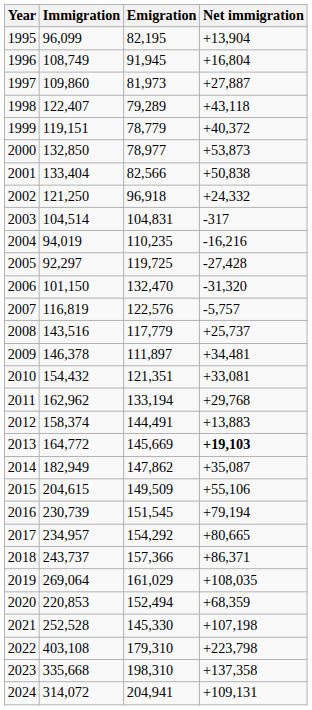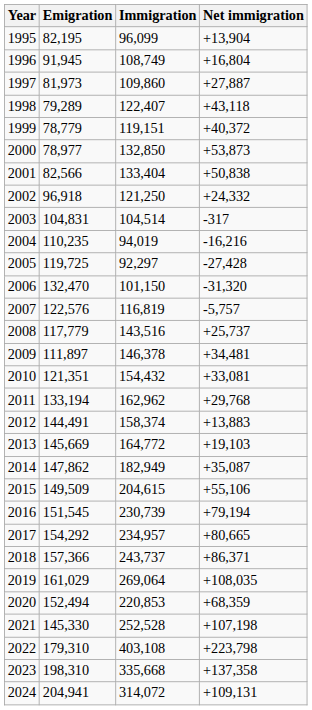columns swapped: (82, 15) <-> (162, 15)
(227, 444) bold -> (227, 444) normal
